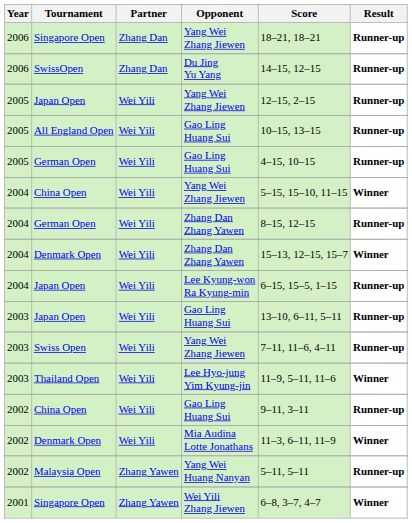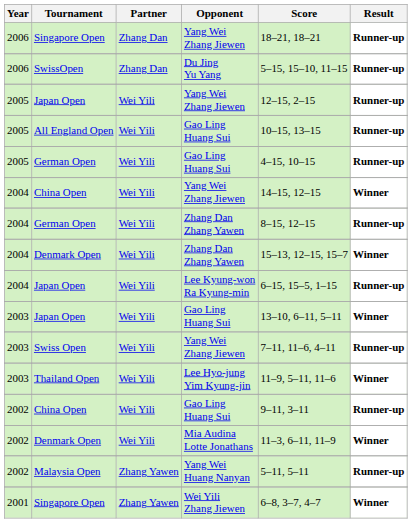(291, 69) 14–15, 12–15 -> (304, 69) 5–15, 15–10, 11–15
(304, 193) 5–15, 15–10, 11–15 -> (291, 193) 14–15, 12–15
(379, 317) Runner-up -> (371, 317) Winner
